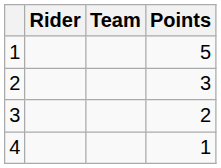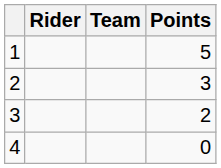(205, 147) 1 -> (205, 147) 0
